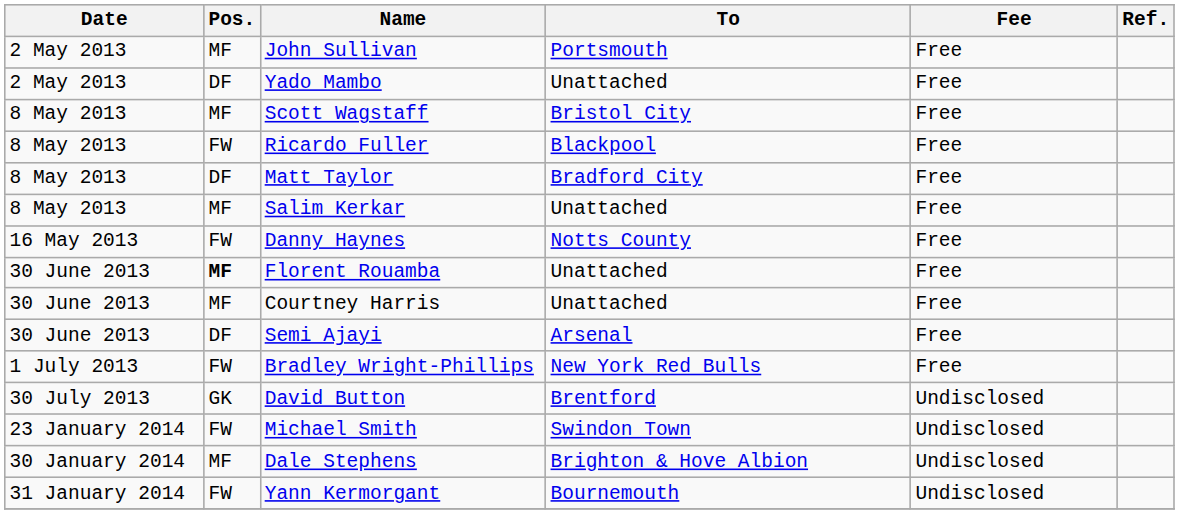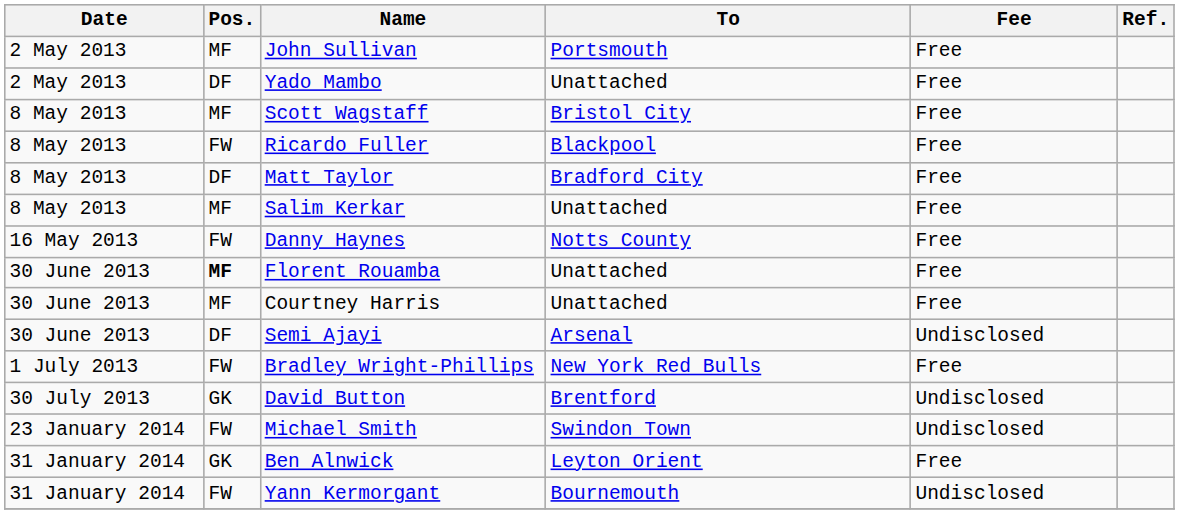(939, 336) Free -> (980, 336) Undisclosed
- row: (341, 462)
+ row: (329, 462)
